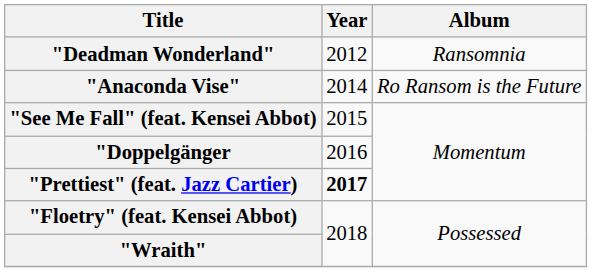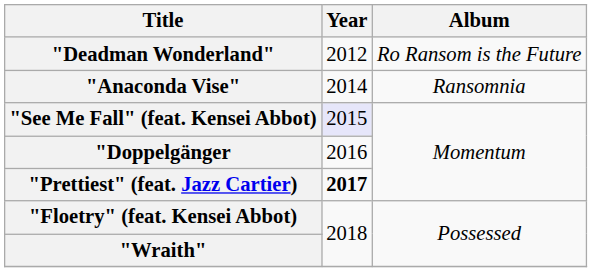(479, 53) Ransomnia -> (479, 53) Ro Ransom is the Future
(479, 86) Ro Ransom is the Future -> (479, 86) Ransomnia
(347, 119) no background -> (347, 119) lavender background
